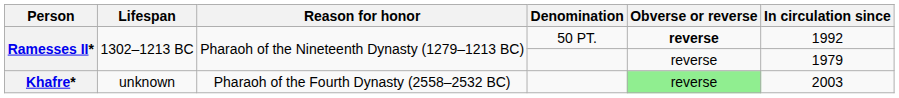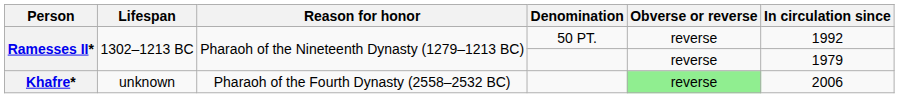(694, 38) bold -> (694, 38) normal
(827, 82) 2003 -> (827, 82) 2006
